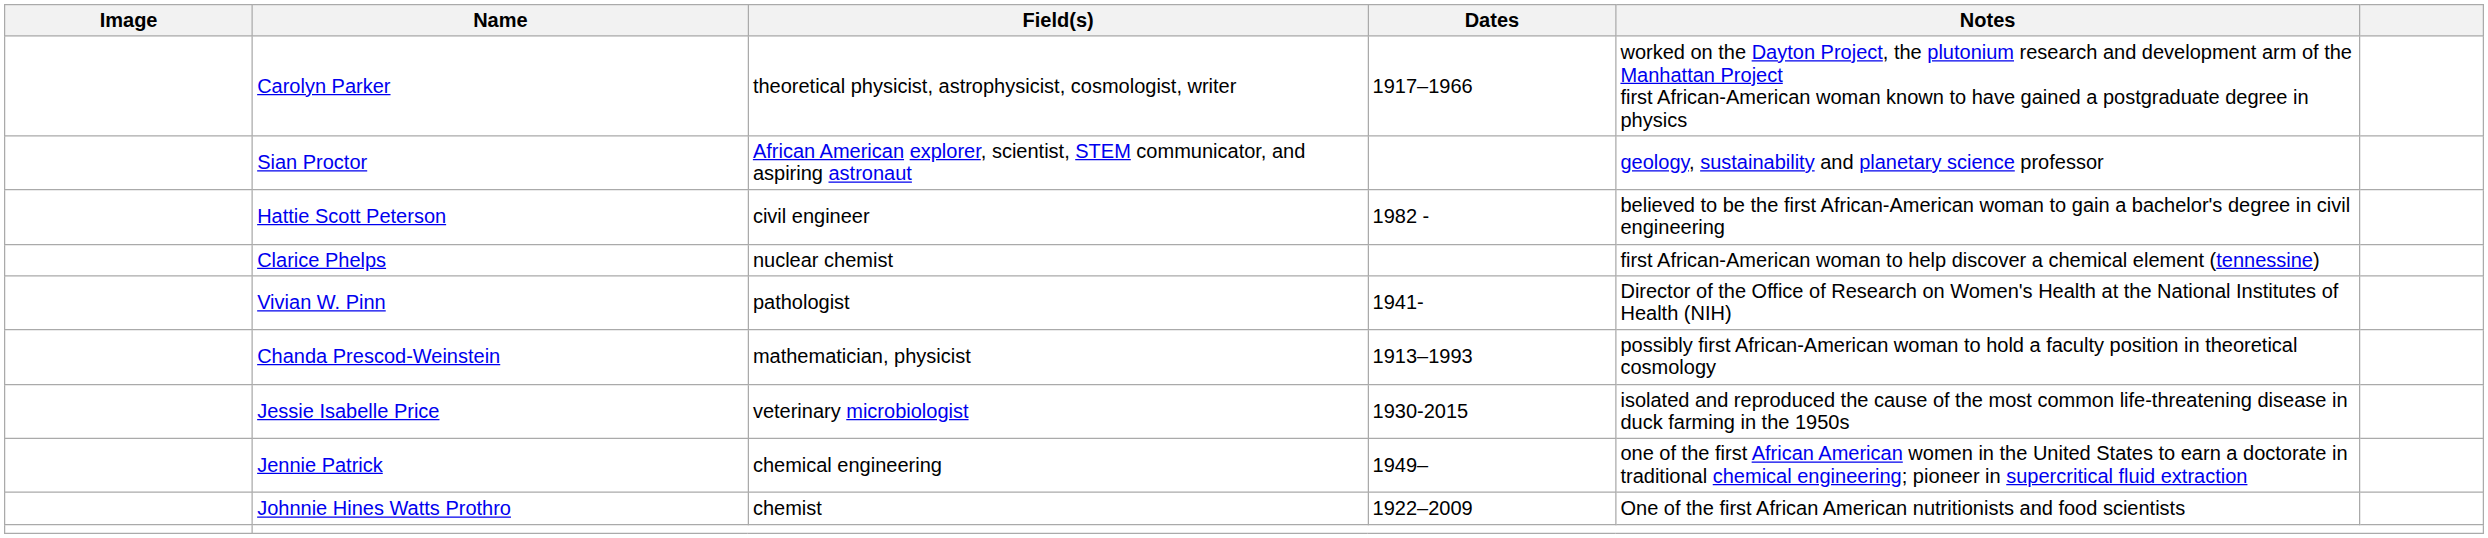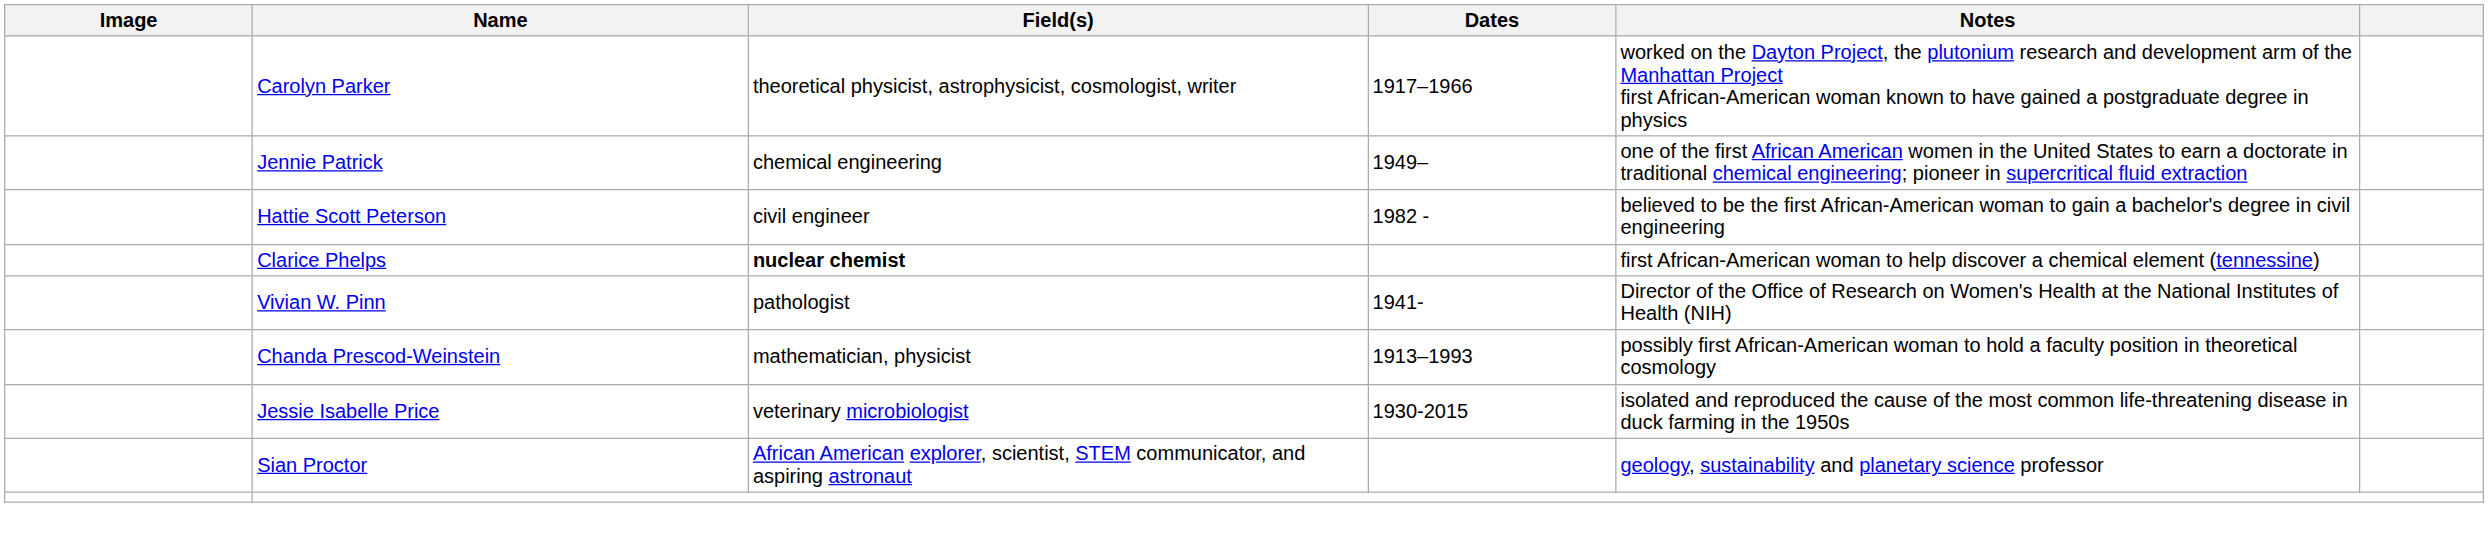rows swapped: (320, 465) <-> (312, 162)
(823, 259) normal -> (829, 259) bold
- row: (384, 508)
